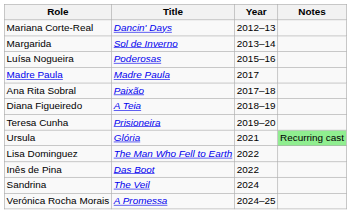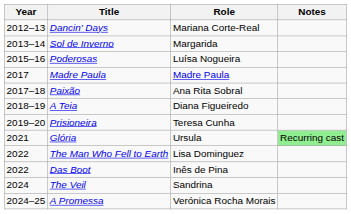columns swapped: (256, 12) <-> (58, 12)
